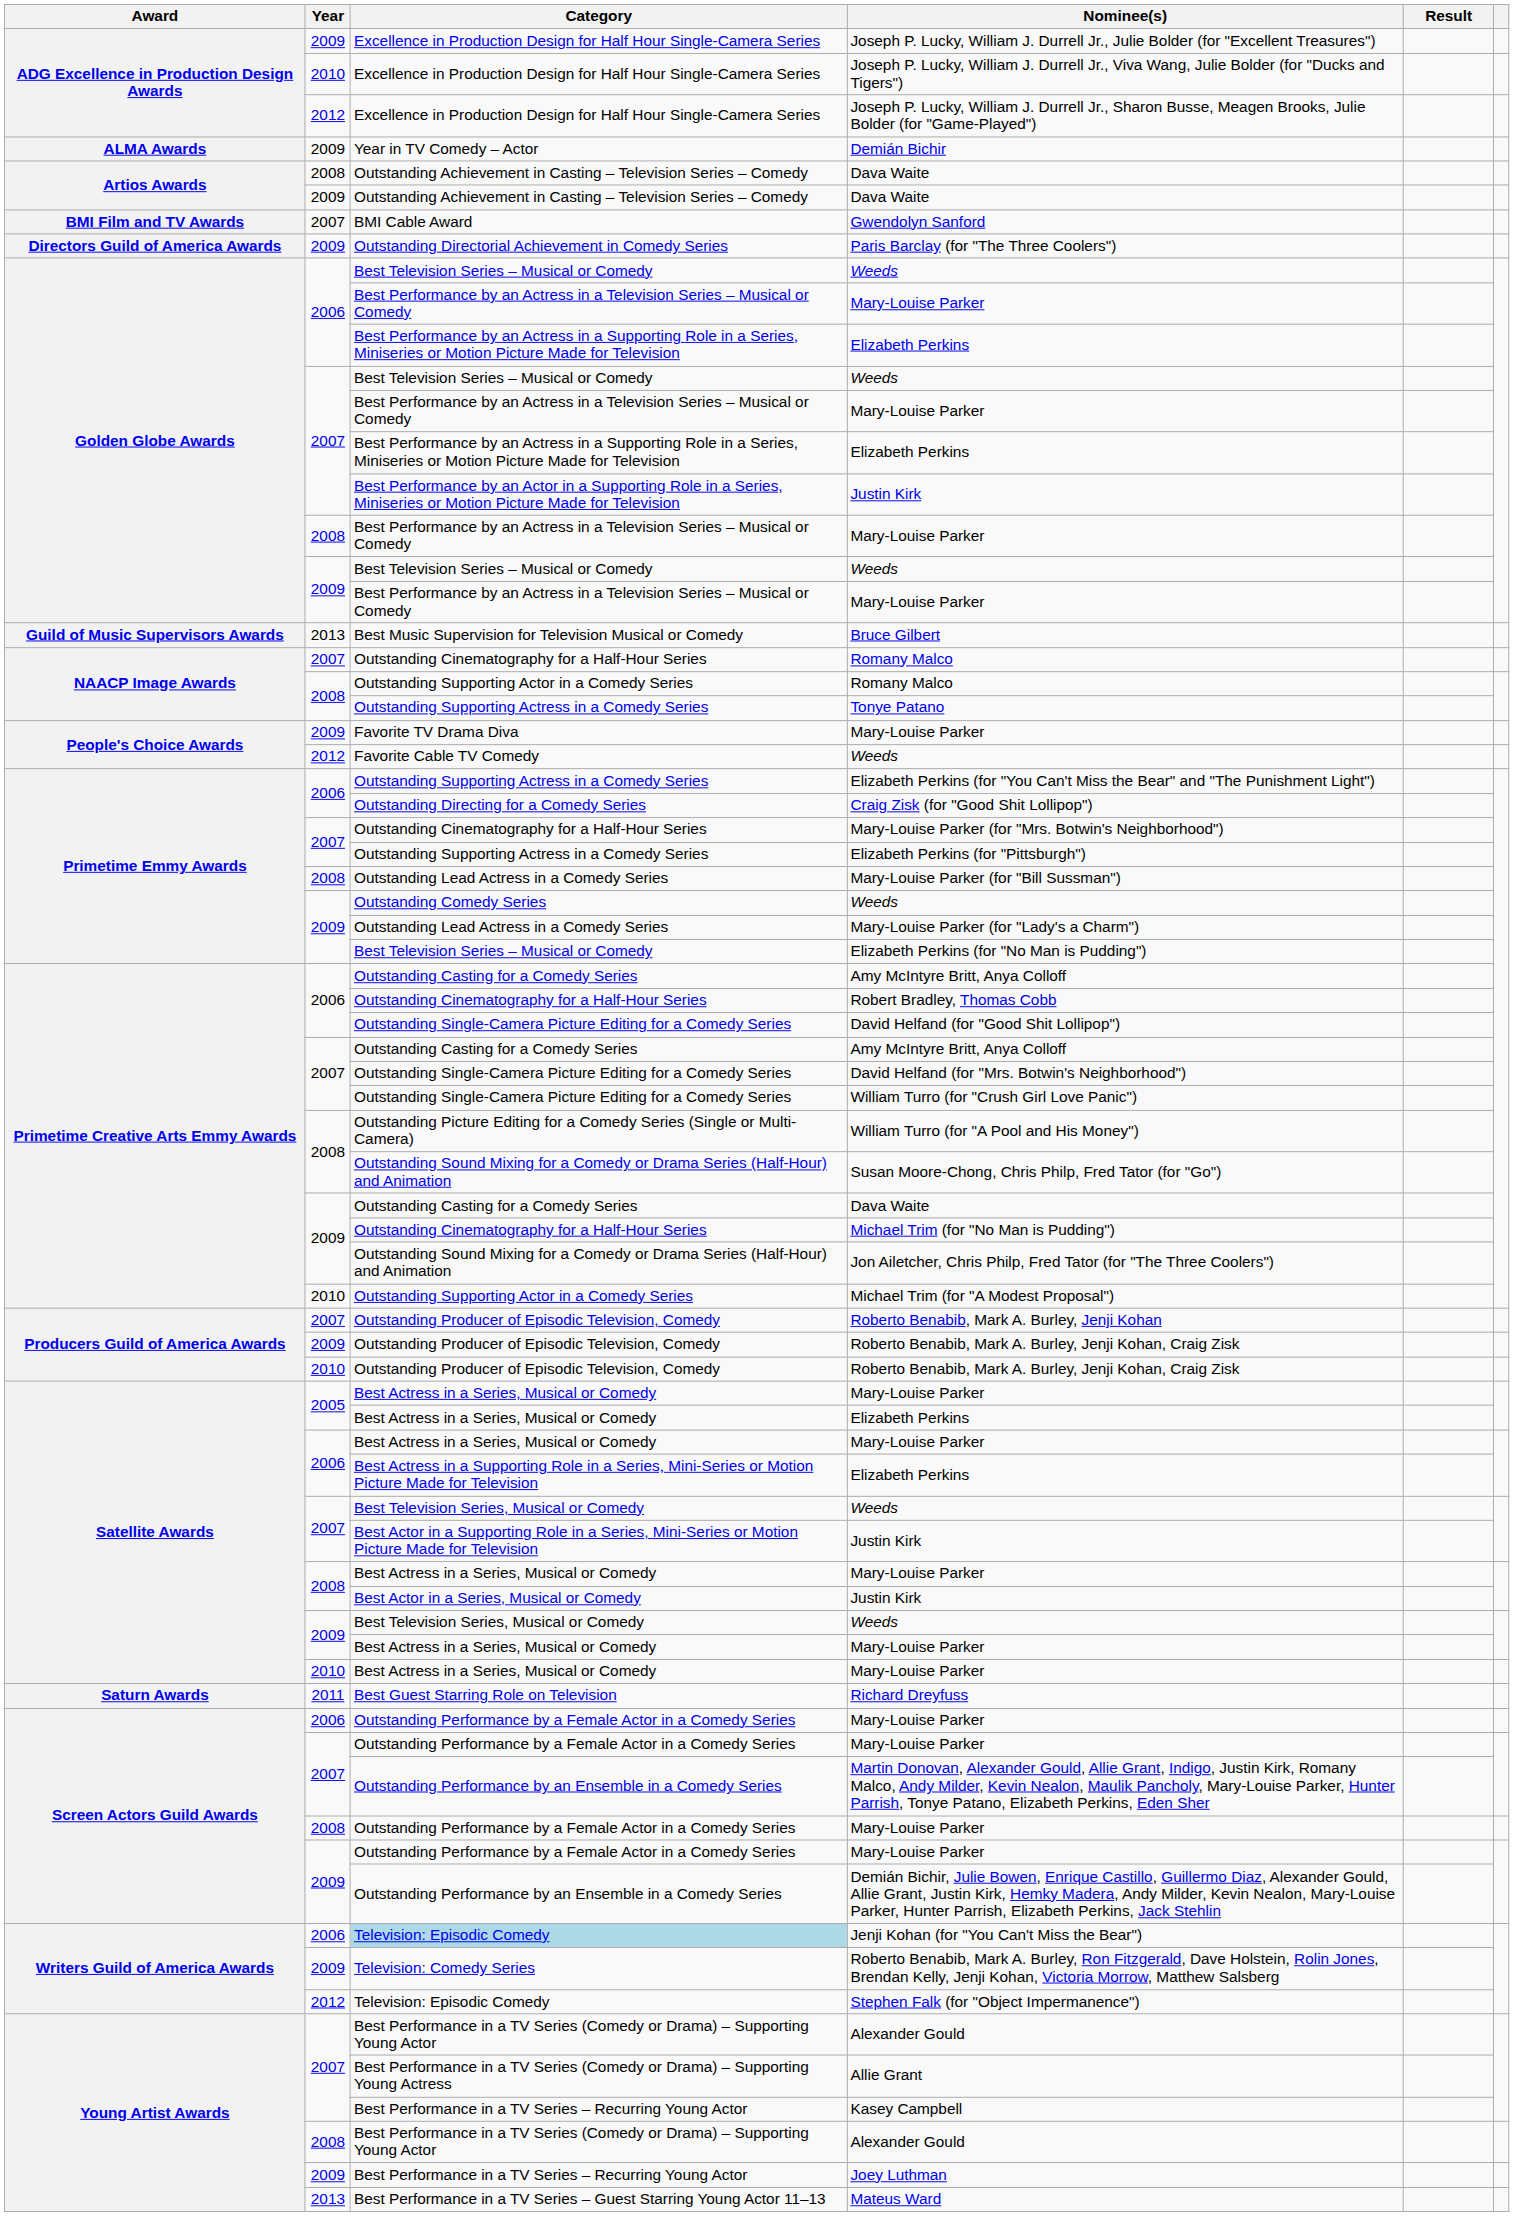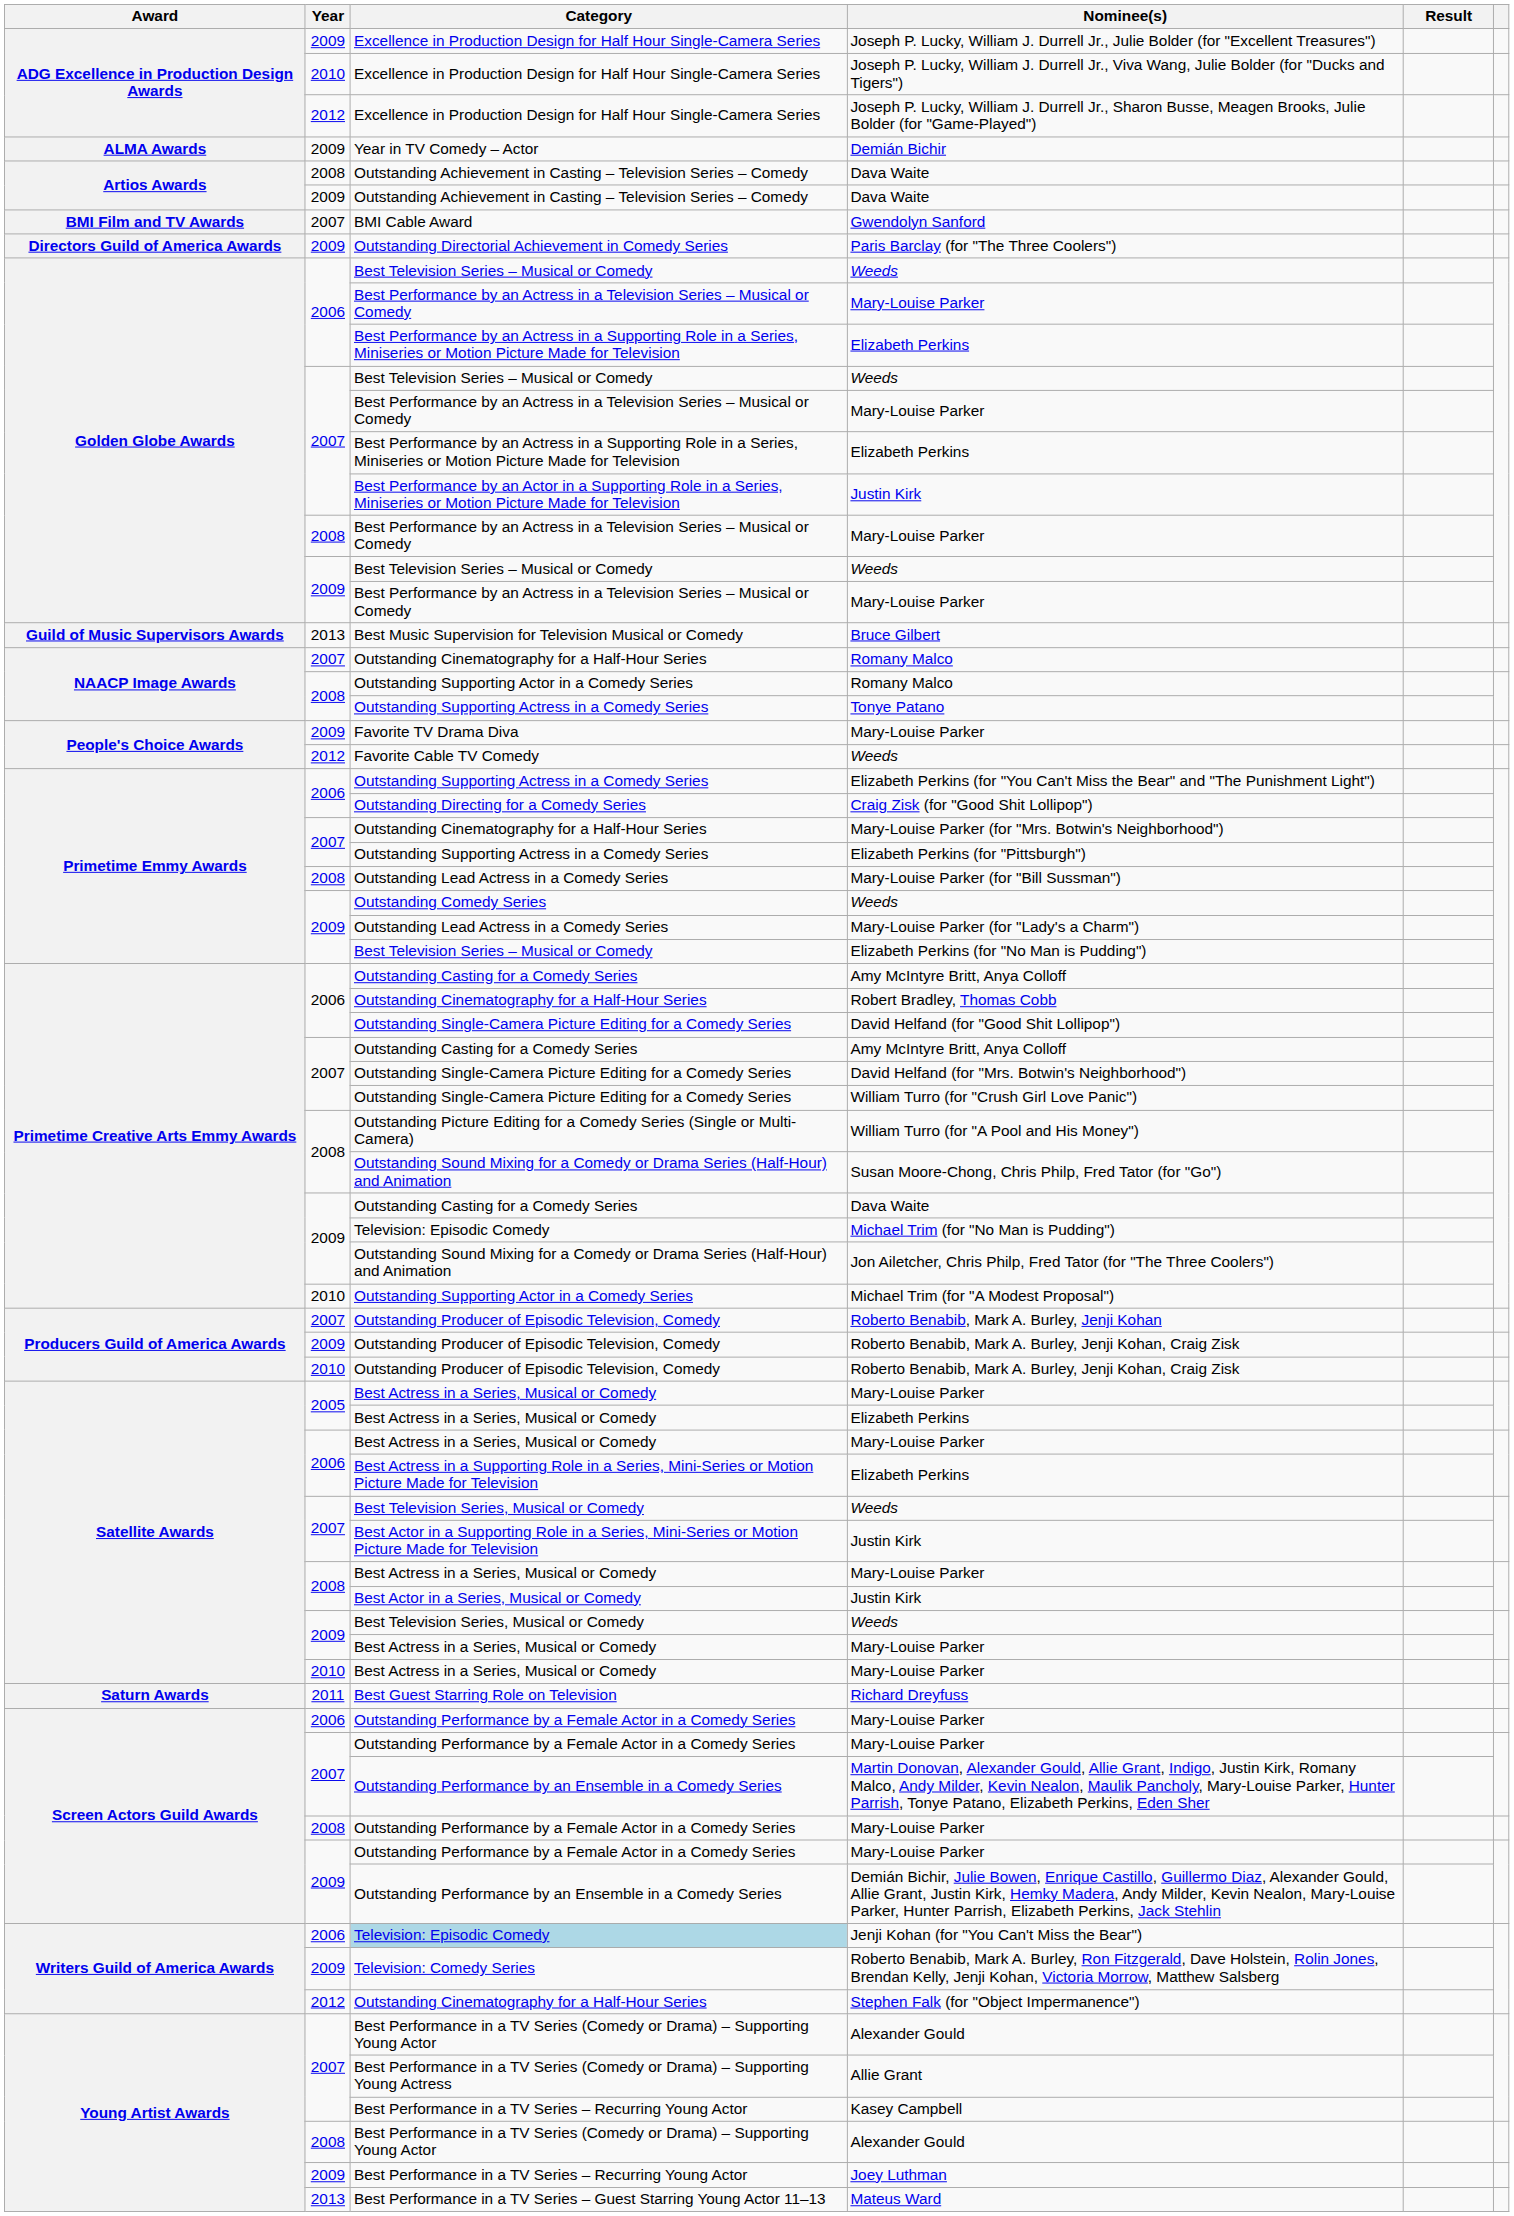(530, 1229) Outstanding Cinematography for a Half-Hour Series -> (452, 1229) Television: Episodic Comedy
(452, 2001) Television: Episodic Comedy -> (530, 2001) Outstanding Cinematography for a Half-Hour Series
